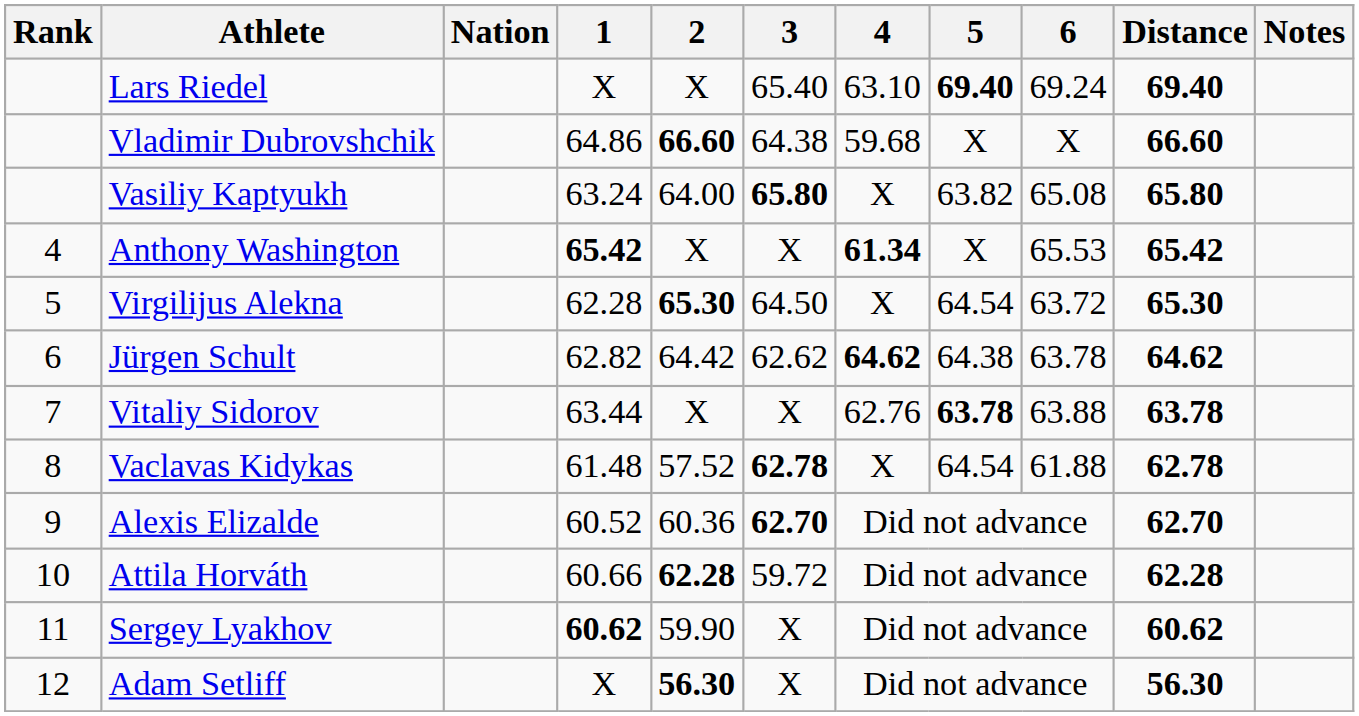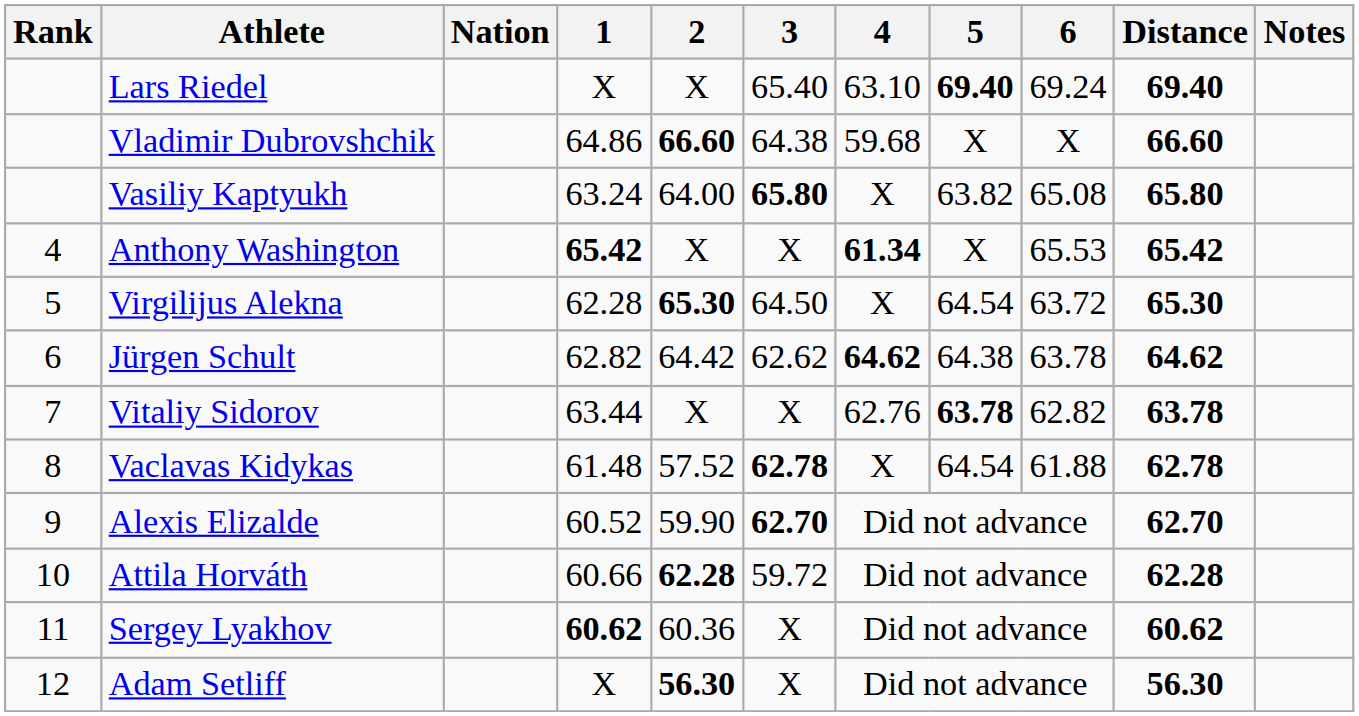(1068, 411) 63.88 -> (1068, 411) 62.82
(697, 520) 60.36 -> (697, 520) 59.90
(697, 628) 59.90 -> (697, 628) 60.36
